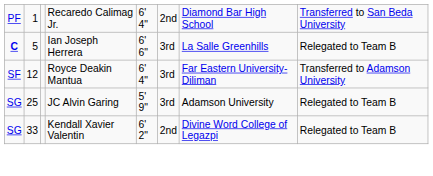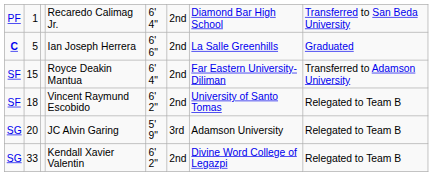(167, 46) 3rd -> (178, 46) 2nd
(348, 46) Relegated to Team B -> (329, 46) Graduated
(32, 74) 12 -> (32, 74) 15
(167, 74) 3rd -> (178, 74) 2nd
+ row: (88, 102)
(32, 102) 25 -> (32, 130) 20
